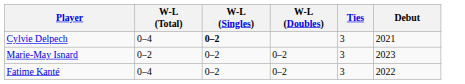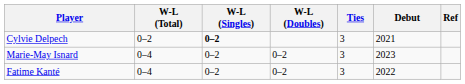+ column: (451, 17)
(144, 39) 0–4 -> (144, 39) 0–2
(144, 55) 0–2 -> (144, 55) 0–4
